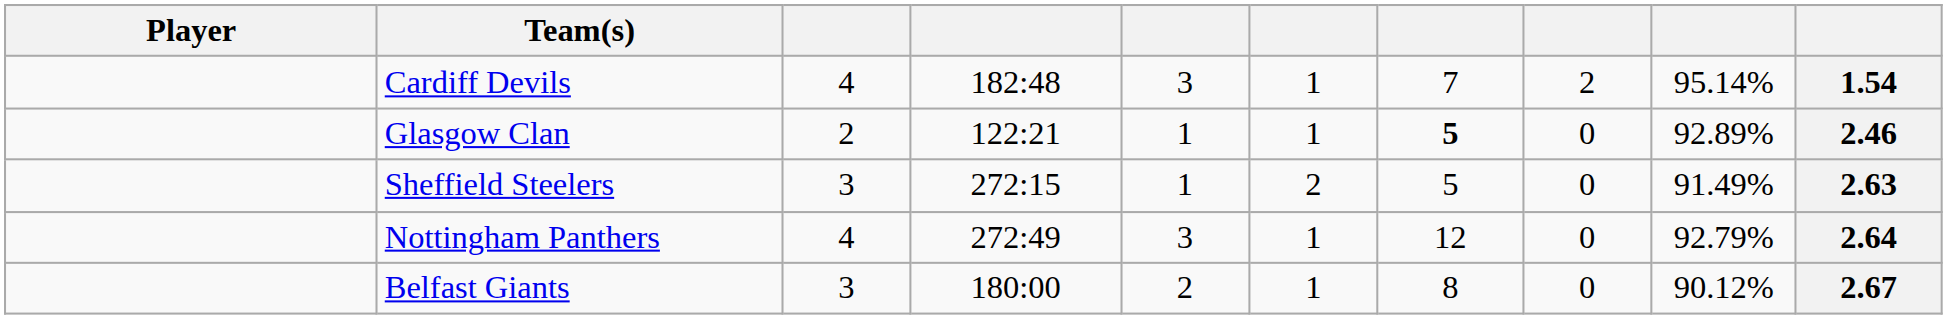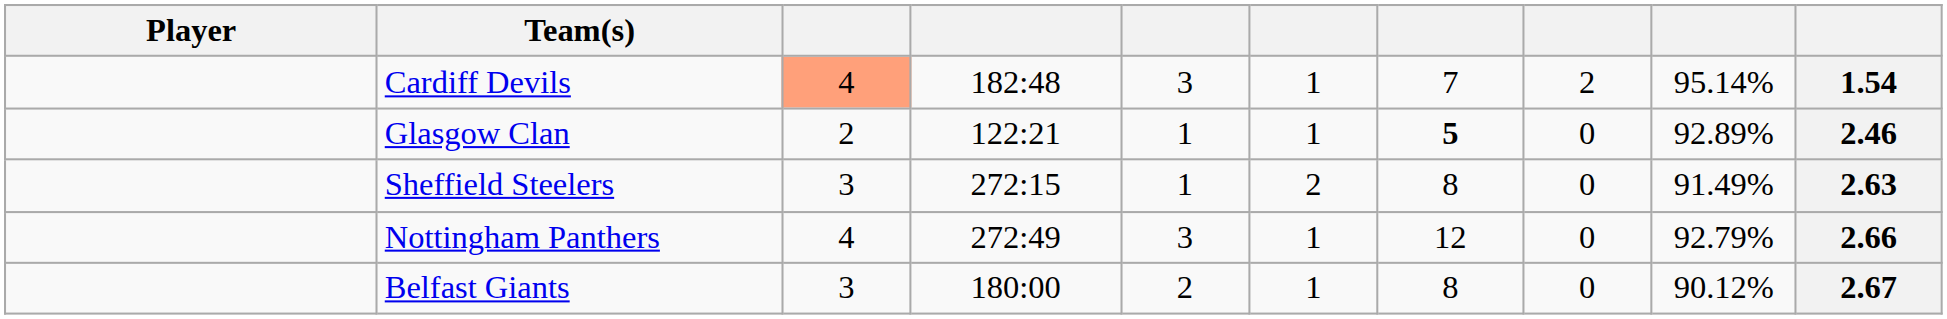(846, 81) no background -> (846, 81) lightsalmon background
(1450, 184) 5 -> (1450, 184) 8
(1869, 236) 2.64 -> (1869, 236) 2.66
